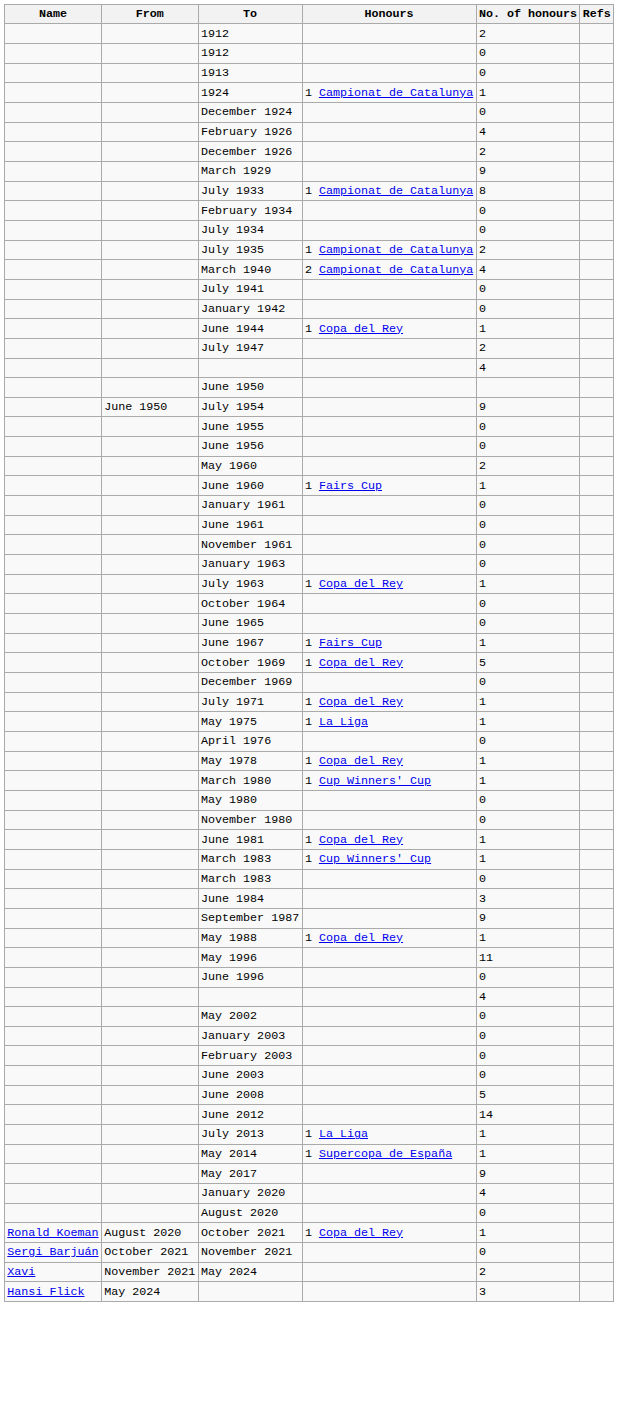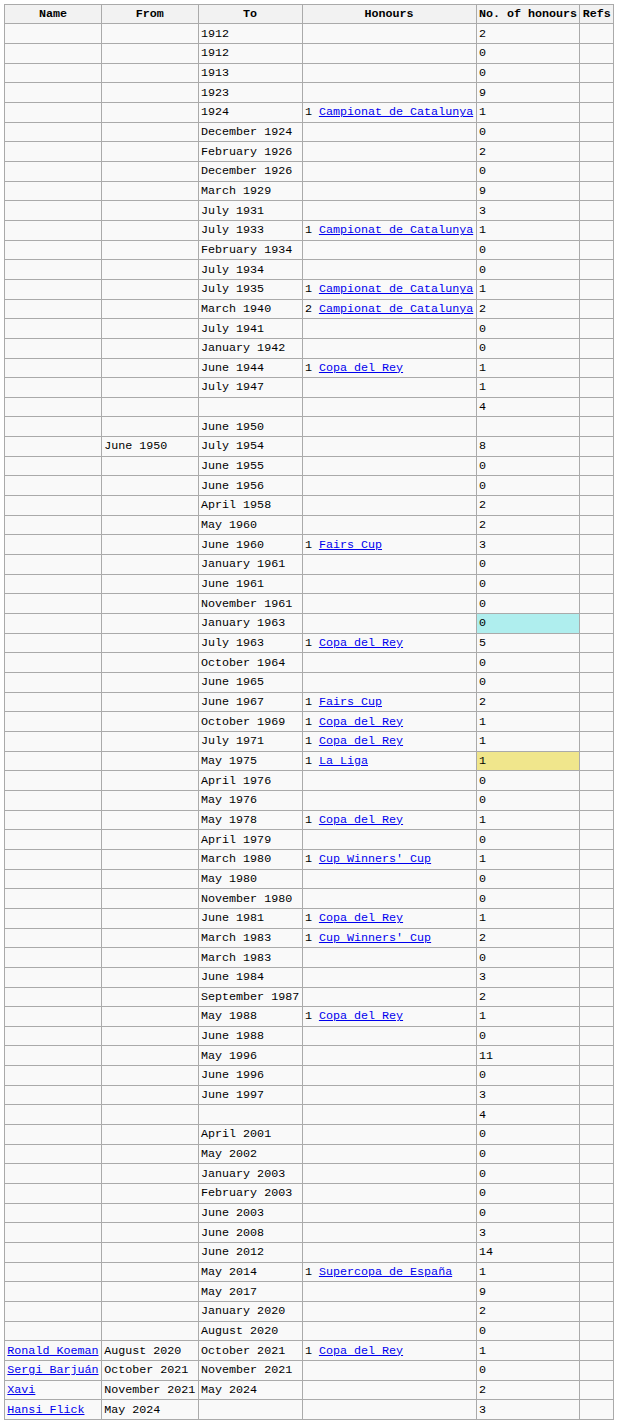+ row: (215, 93)
(482, 132) 4 -> (482, 152) 2
(482, 152) 2 -> (482, 171) 0
+ row: (233, 211)
(482, 191) 8 -> (482, 230) 1
(482, 250) 2 -> (482, 289) 1
(482, 270) 4 -> (482, 309) 2
(482, 348) 2 -> (482, 387) 1
(482, 407) 9 -> (482, 446) 8
+ row: (236, 505)
(482, 486) 1 -> (482, 545) 3
(482, 564) no background -> (482, 623) paleturquoise background
(482, 584) 1 -> (482, 643) 5
(482, 643) 1 -> (482, 702) 2
(482, 663) 5 -> (482, 722) 1
- row: (247, 682)
(482, 722) no background -> (482, 761) khaki background
+ row: (229, 800)
+ row: (236, 840)
(482, 859) 1 -> (482, 938) 2
(482, 918) 9 -> (482, 997) 2
+ row: (233, 1036)
+ row: (233, 1095)
+ row: (236, 1134)
(482, 1095) 5 -> (482, 1233) 3
- row: (233, 1134)
(482, 1193) 4 -> (482, 1311) 2
